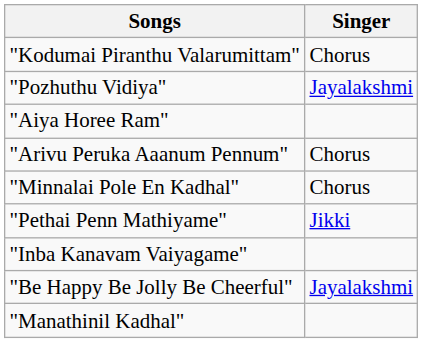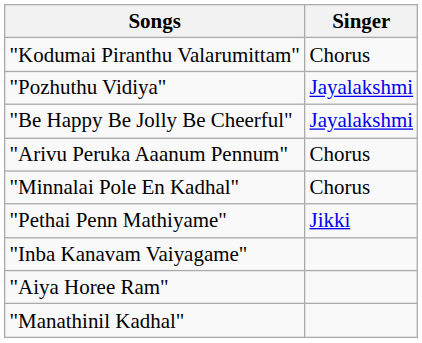rows swapped: (151, 287) <-> (89, 120)
